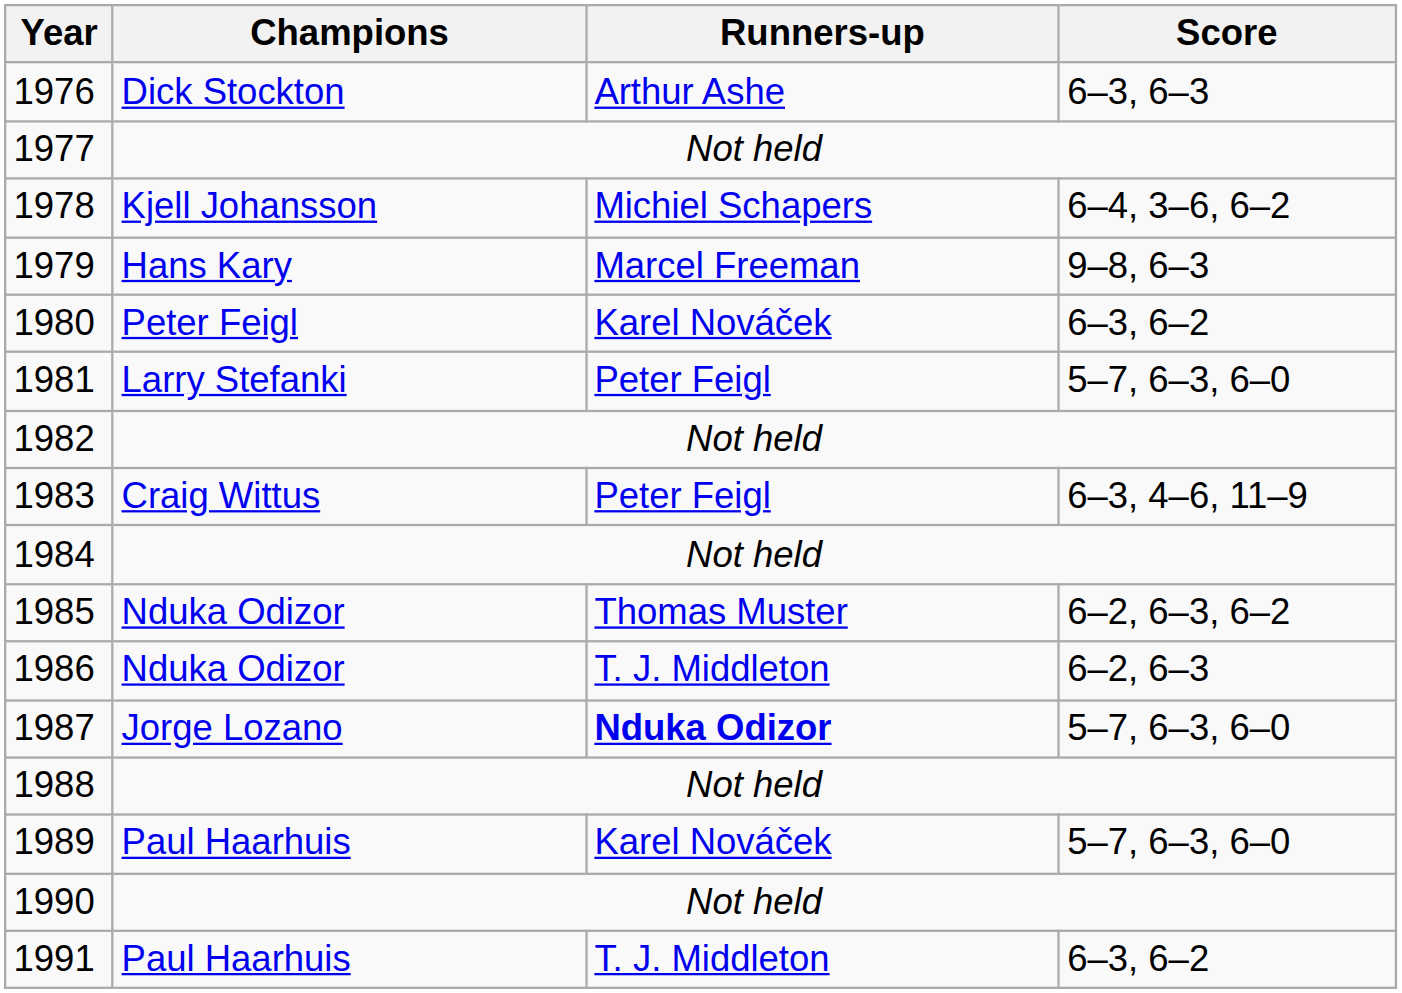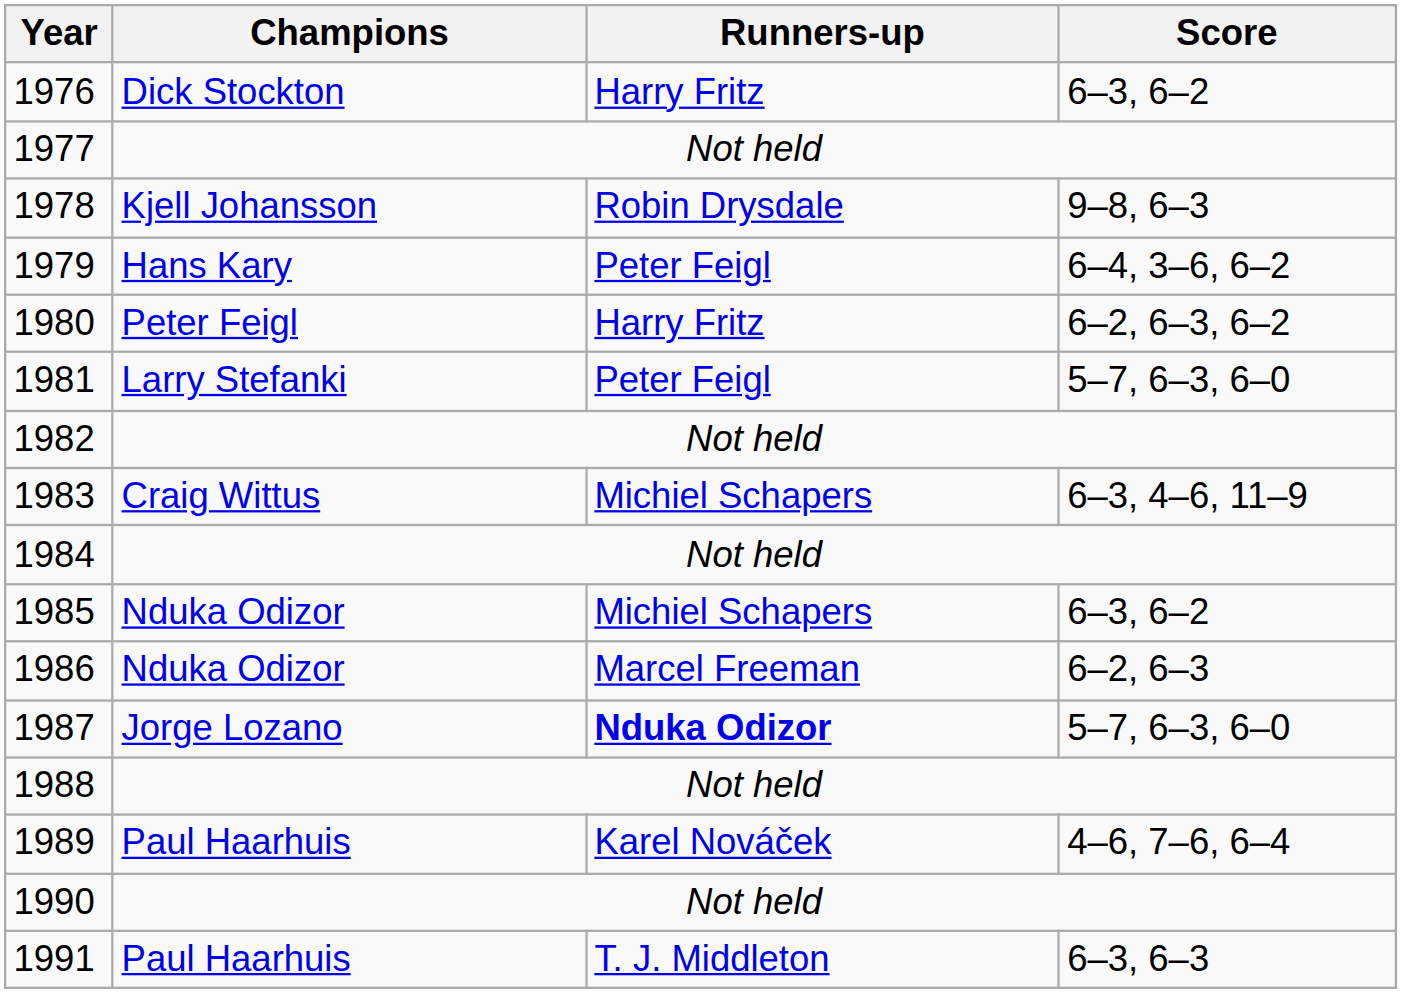(690, 91) Arthur Ashe -> (679, 91) Harry Fritz
(1138, 91) 6–3, 6–3 -> (1138, 91) 6–3, 6–2
(733, 206) Michiel Schapers -> (719, 206) Robin Drysdale
(1179, 206) 6–4, 3–6, 6–2 -> (1138, 206) 9–8, 6–3
(727, 264) Marcel Freeman -> (683, 264) Peter Feigl
(1138, 264) 9–8, 6–3 -> (1179, 264) 6–4, 3–6, 6–2
(713, 322) Karel Nováček -> (679, 322) Harry Fritz
(1138, 322) 6–3, 6–2 -> (1179, 322) 6–2, 6–3, 6–2
(683, 496) Peter Feigl -> (733, 496) Michiel Schapers
(721, 611) Thomas Muster -> (733, 611) Michiel Schapers
(1179, 611) 6–2, 6–3, 6–2 -> (1138, 611) 6–3, 6–2
(712, 669) T. J. Middleton -> (727, 669) Marcel Freeman
(1179, 843) 5–7, 6–3, 6–0 -> (1179, 843) 4–6, 7–6, 6–4
(1138, 959) 6–3, 6–2 -> (1138, 959) 6–3, 6–3
